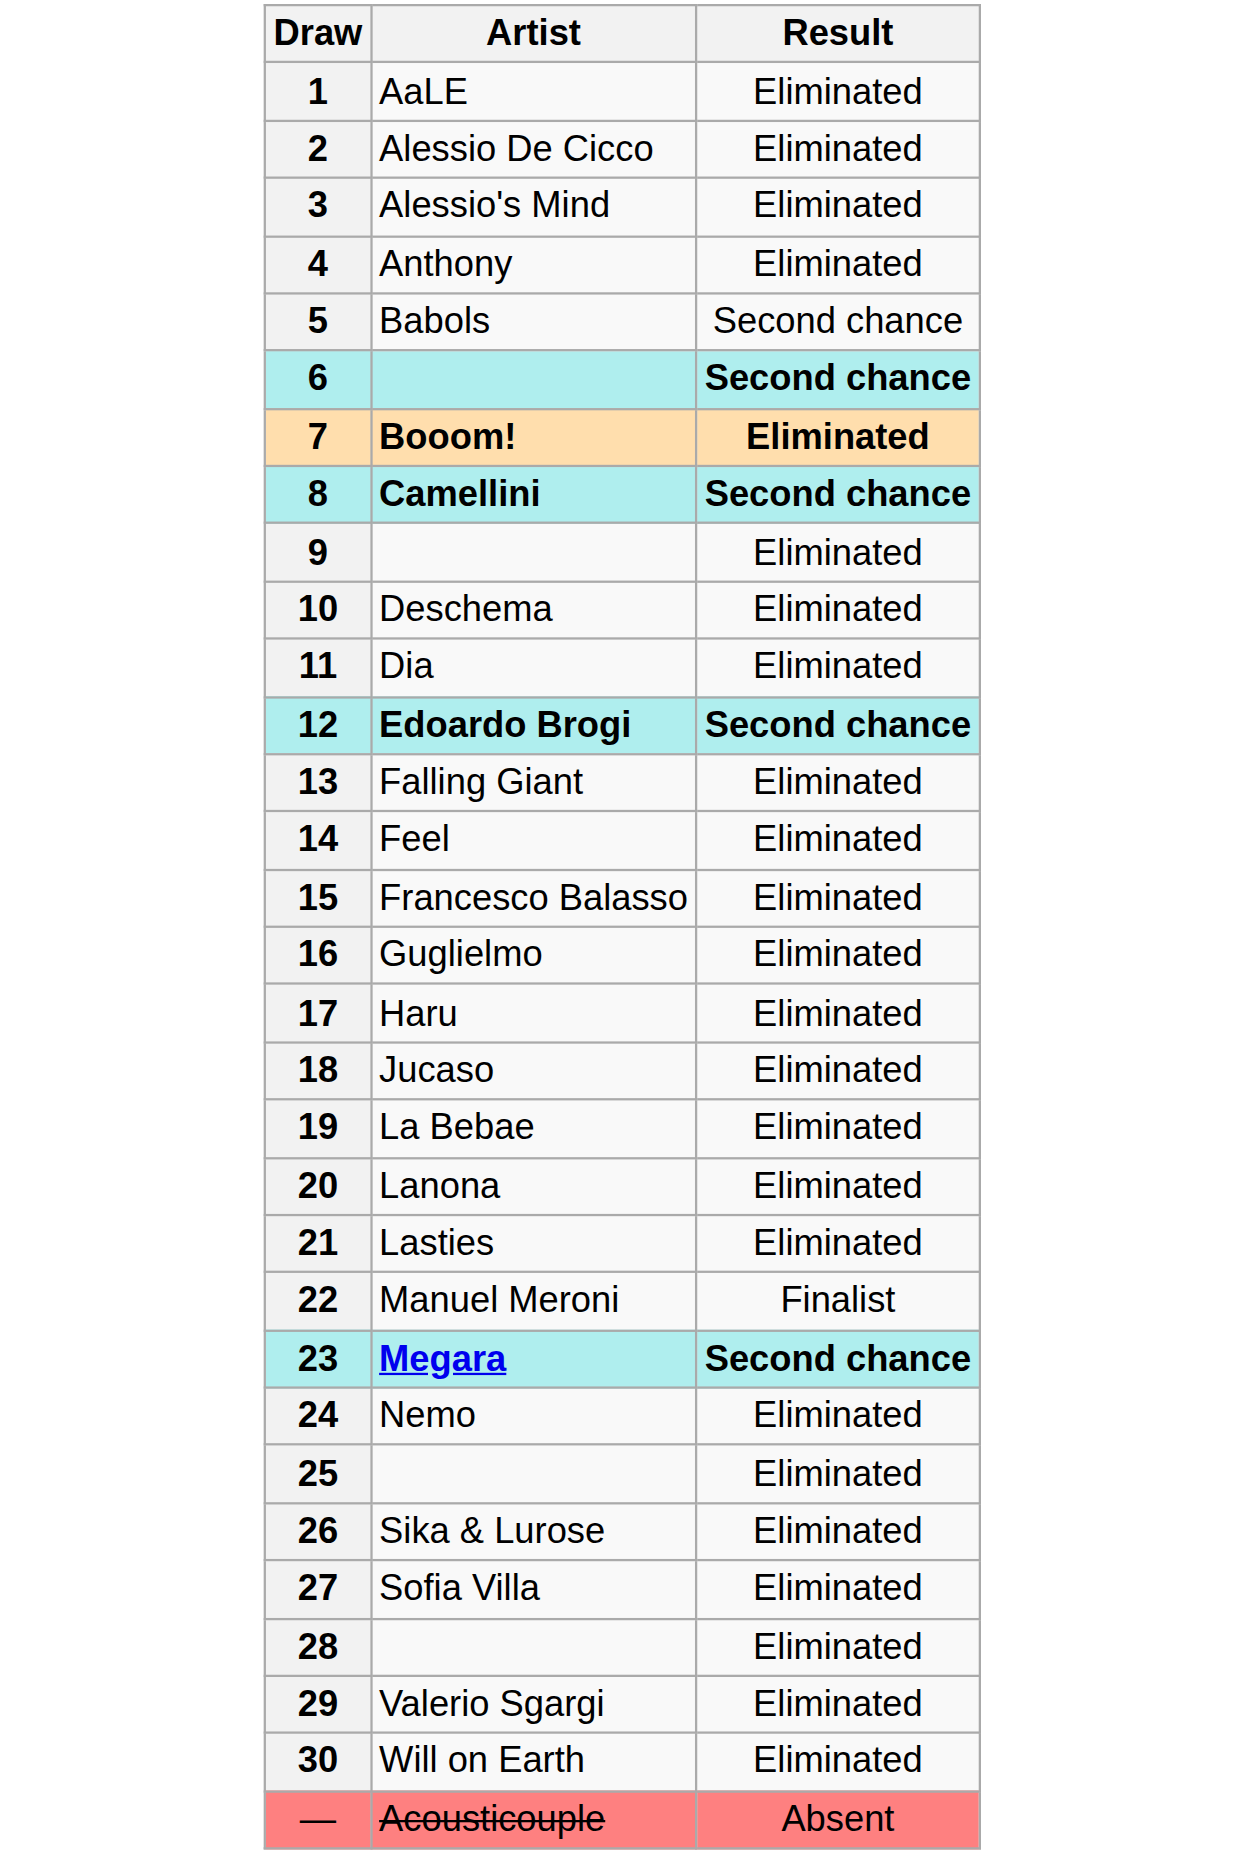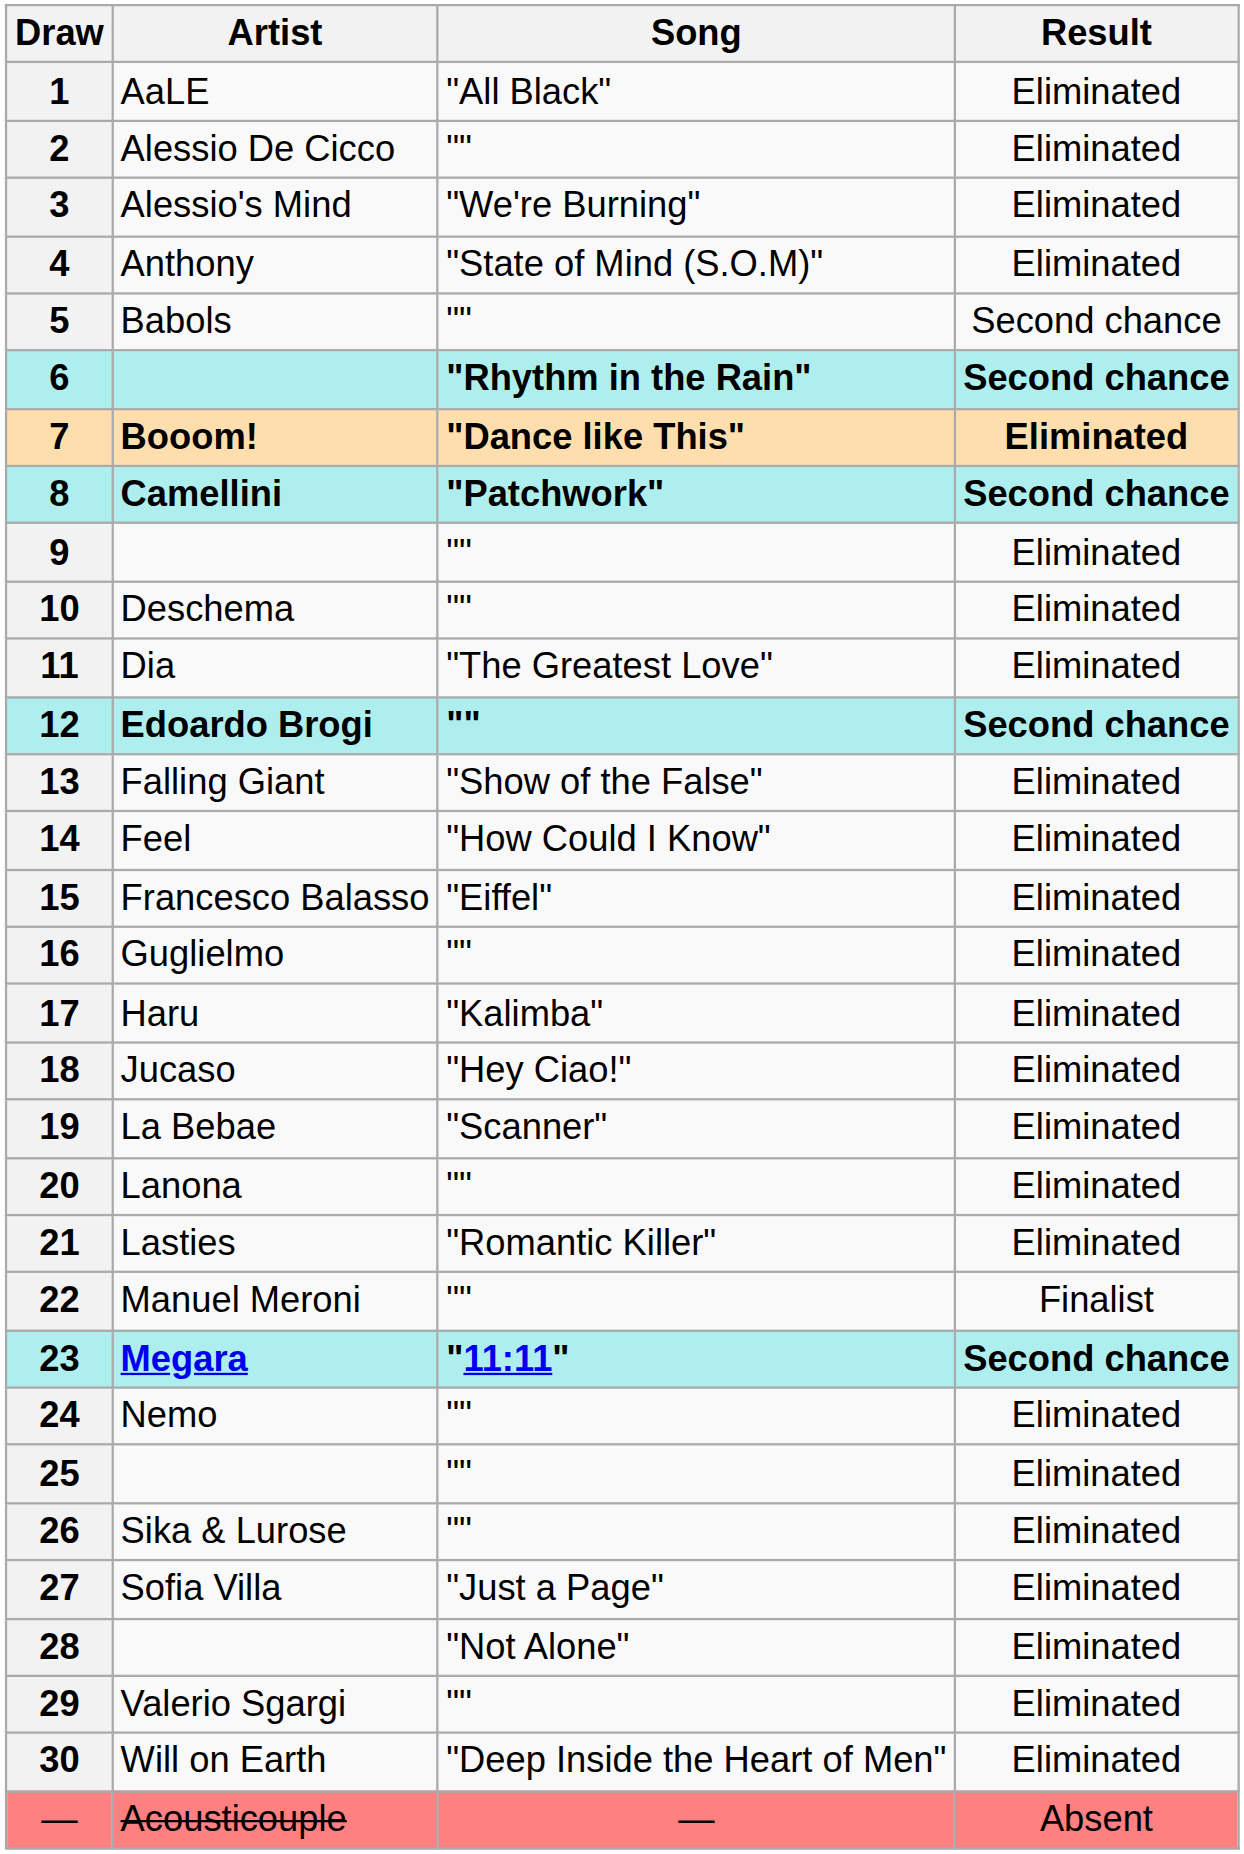+ column: (696, 33)
